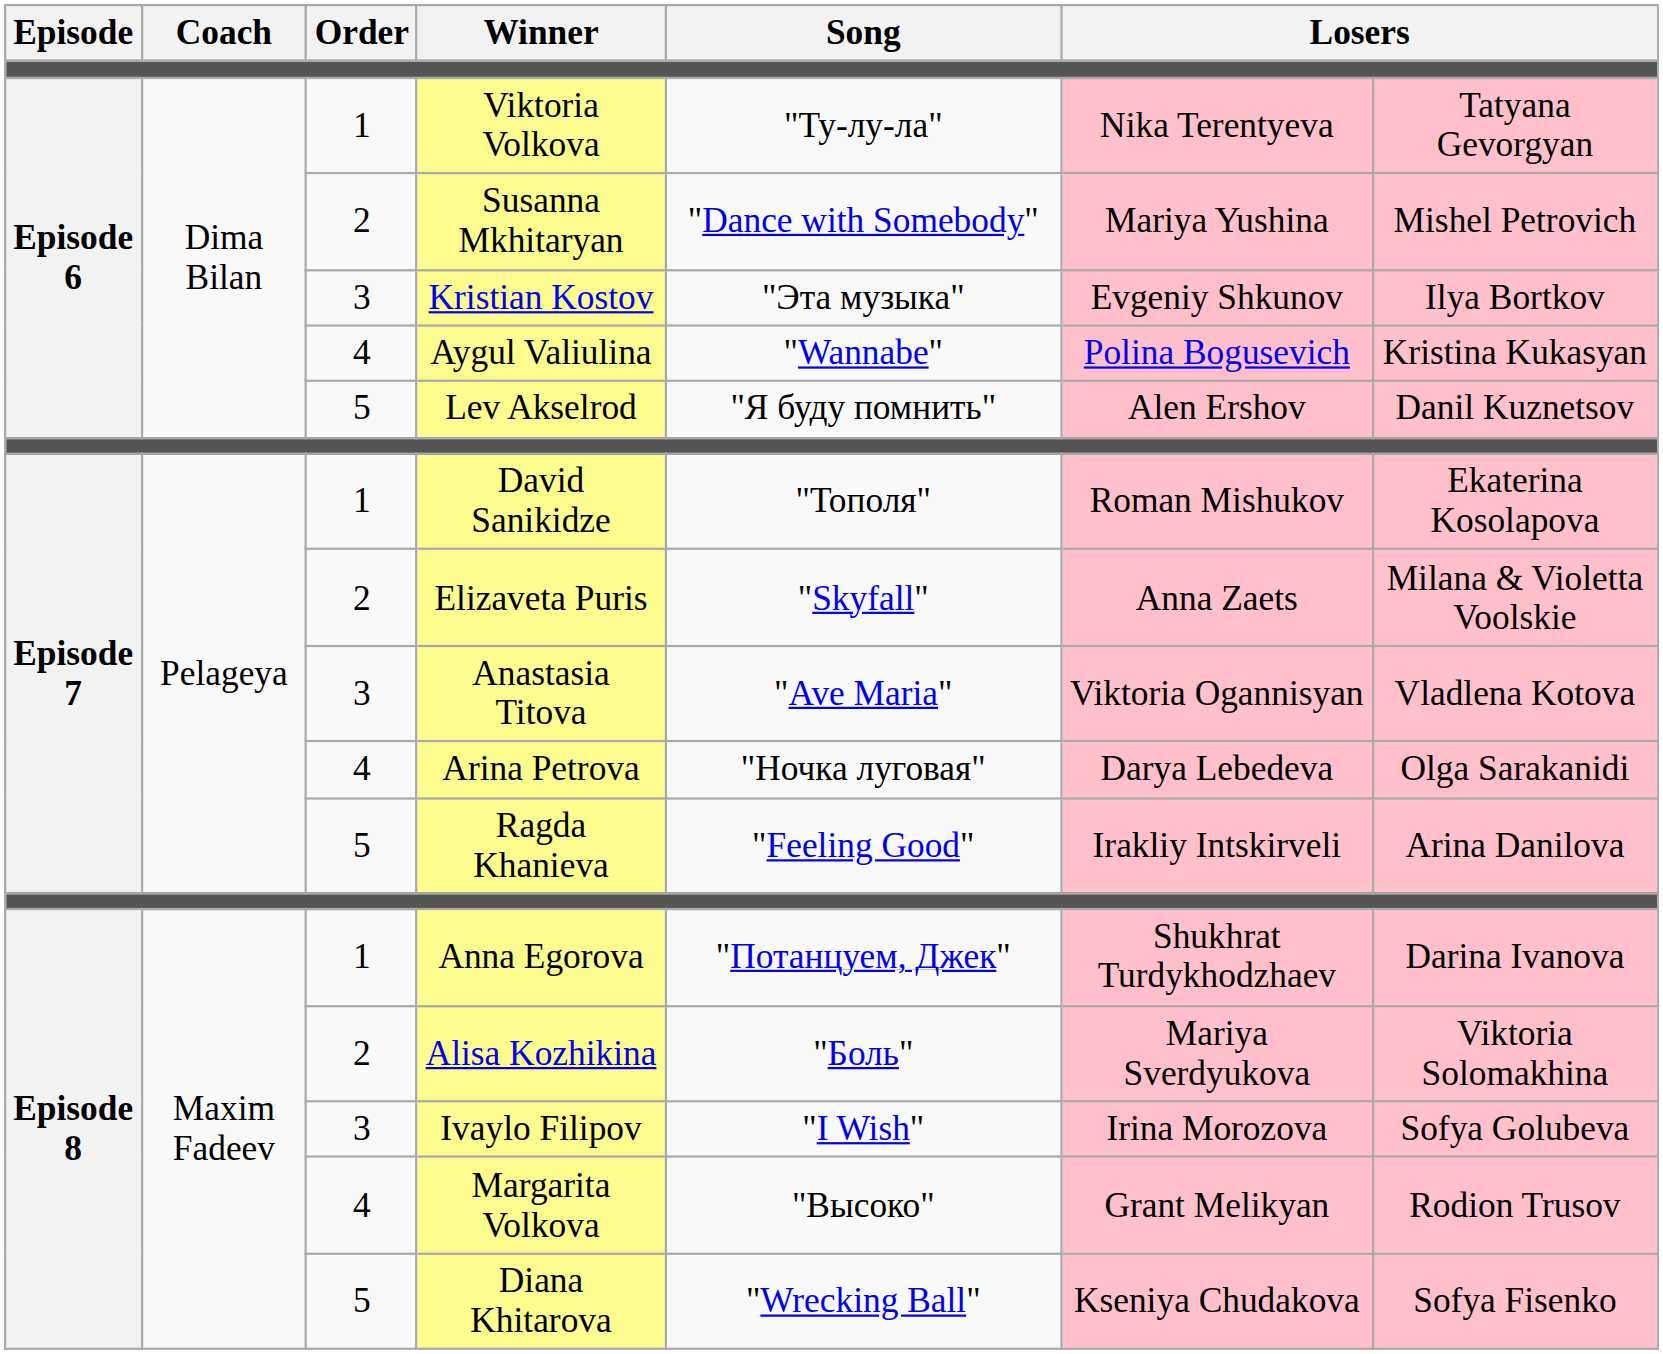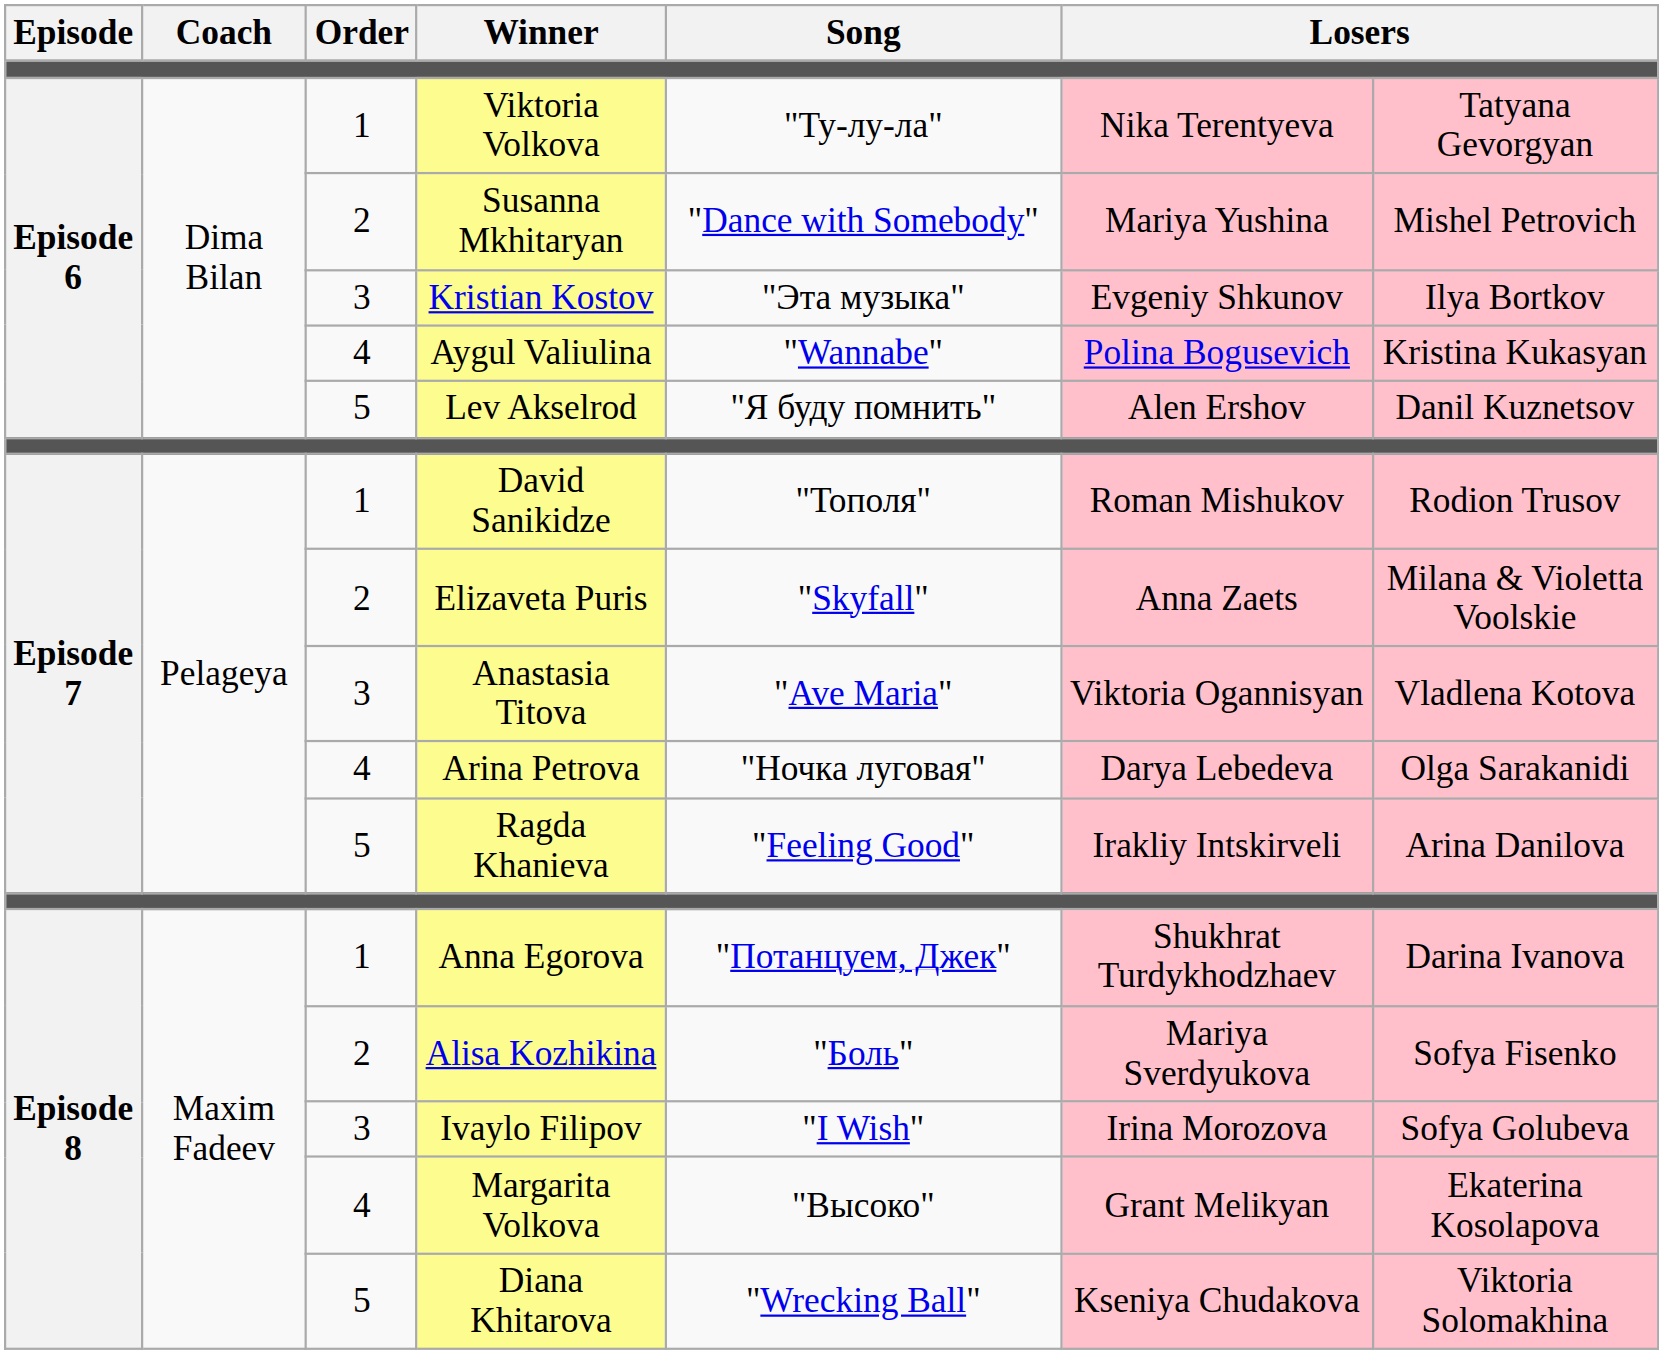(1515, 501) Ekaterina Kosolapova -> (1515, 501) Rodion Trusov
(1515, 1052) Viktoria Solomakhina -> (1515, 1052) Sofya Fisenko
(1515, 1204) Rodion Trusov -> (1515, 1204) Ekaterina Kosolapova
(1515, 1300) Sofya Fisenko -> (1515, 1300) Viktoria Solomakhina
